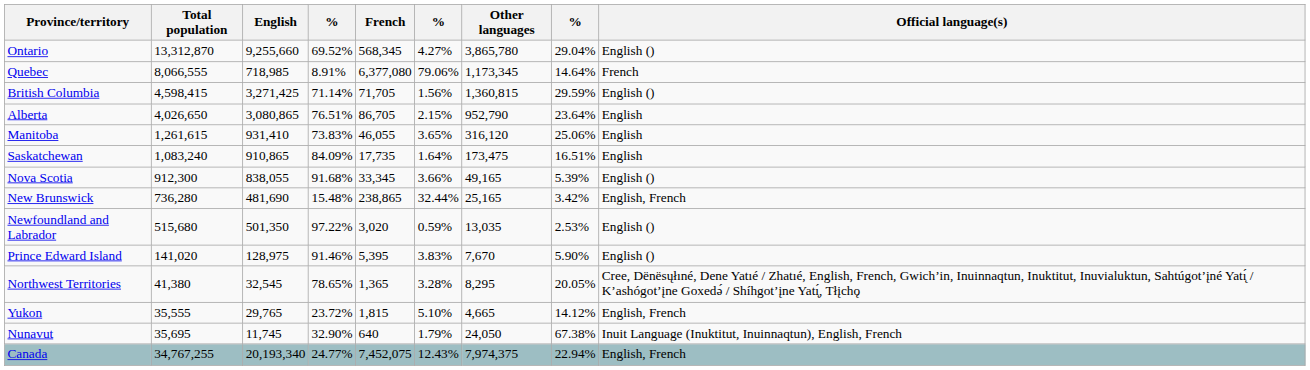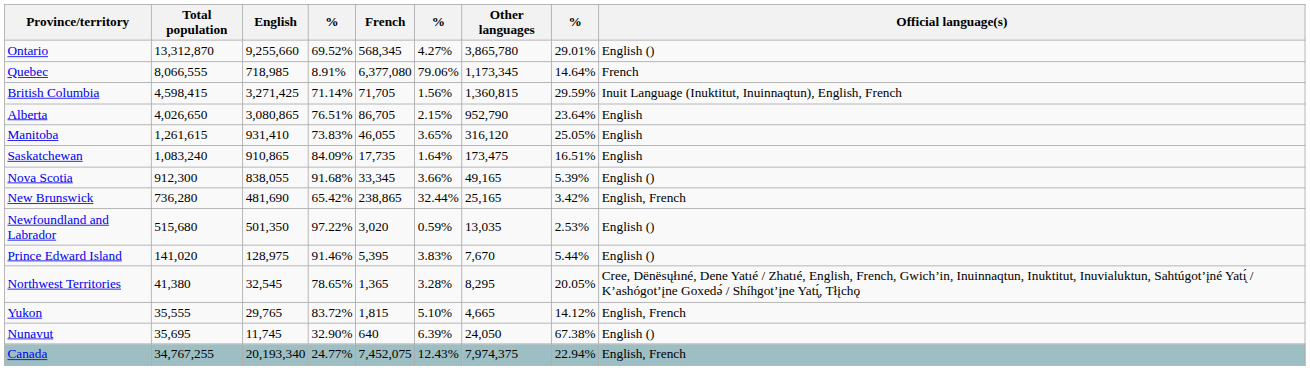(575, 51) 29.04% -> (575, 51) 29.01%
(628, 93) English () -> (752, 93) Inuit Language (Inuktitut, Inuinnaqtun), English, French
(575, 135) 25.06% -> (575, 135) 25.05%
(332, 198) 15.48% -> (332, 198) 65.42%
(572, 255) 5.90% -> (572, 255) 5.44%
(332, 312) 23.72% -> (332, 312) 83.72%
(435, 333) 1.79% -> (435, 333) 6.39%
(752, 333) Inuit Language (Inuktitut, Inuinnaqtun), English, French -> (628, 333) English ()
